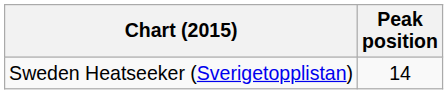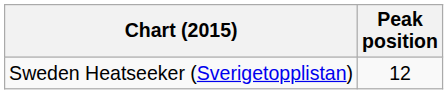(400, 72) 14 -> (400, 72) 12
